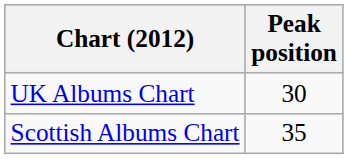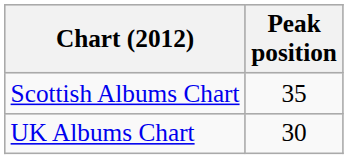rows swapped: (103, 93) <-> (125, 133)
